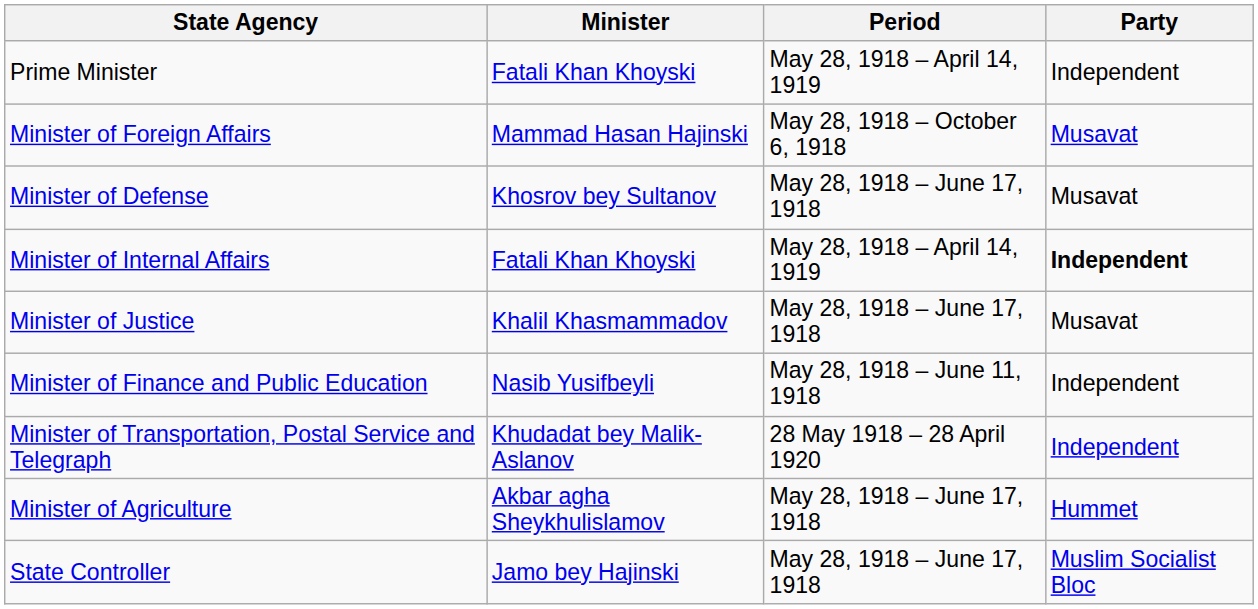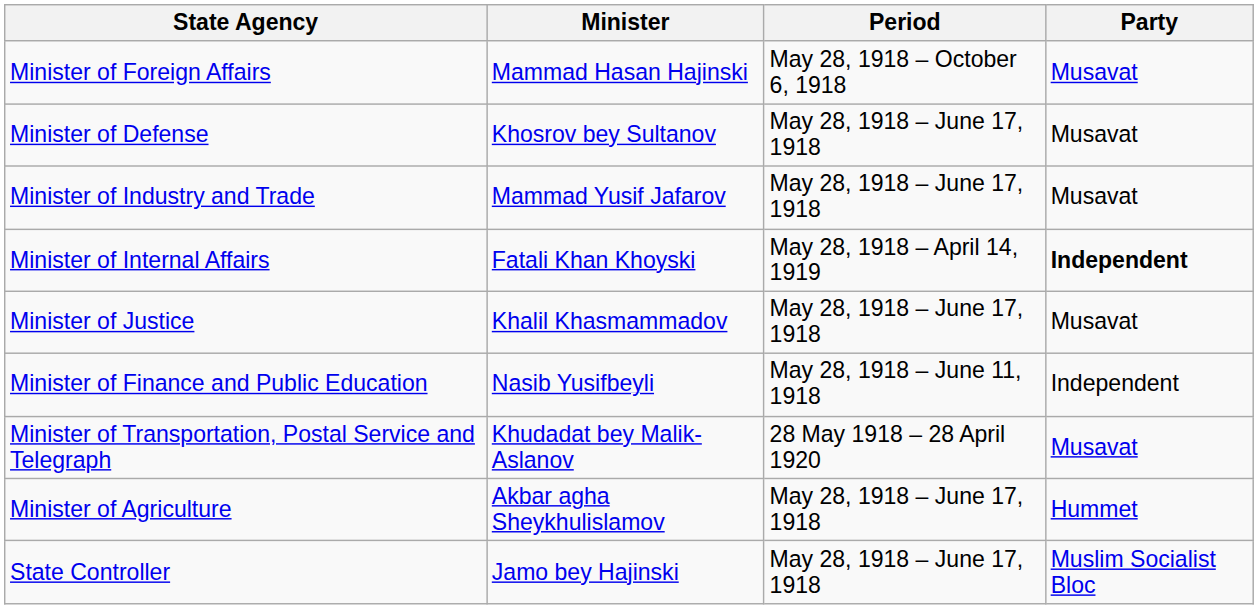- row: (84, 72)
+ row: (162, 197)
(1115, 447) Independent -> (1094, 447) Musavat
